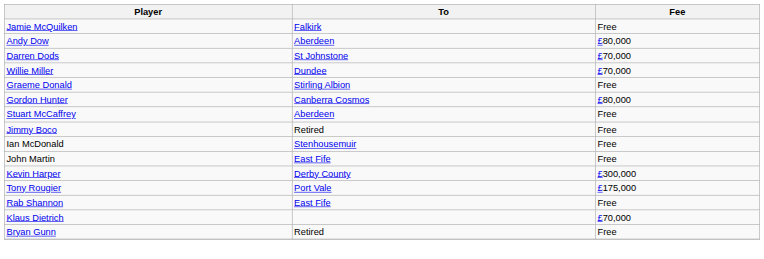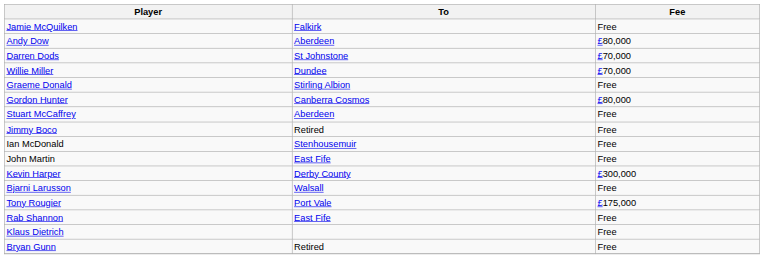+ row: (39, 188)
(614, 217) £70,000 -> (607, 232) Free
